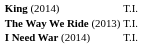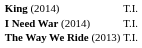rows swapped: (47, 38) <-> (63, 23)
